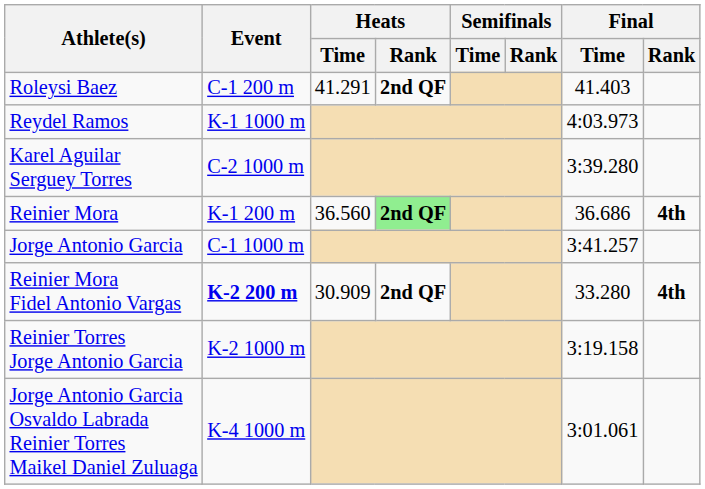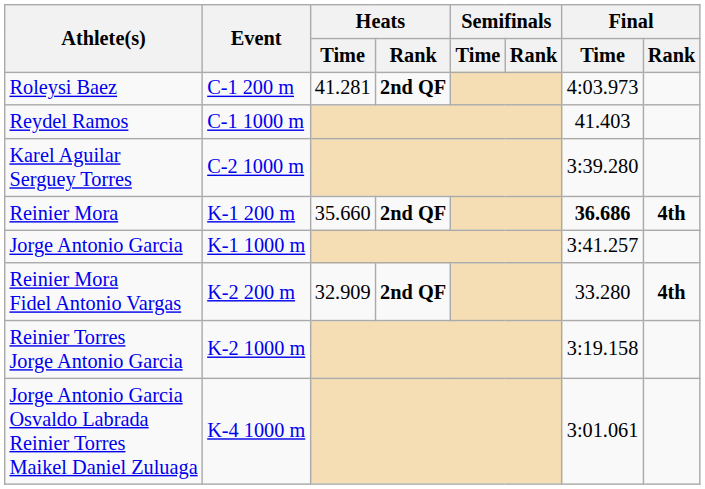(343, 88) 41.291 -> (343, 88) 41.281
(603, 88) 41.403 -> (603, 88) 4:03.973
(256, 122) K-1 1000 m -> (256, 122) C-1 1000 m
(603, 122) 4:03.973 -> (603, 122) 41.403
(343, 213) 36.560 -> (343, 213) 35.660
(413, 213) lightgreen background -> (413, 213) no background
(603, 213) normal -> (603, 213) bold
(256, 246) C-1 1000 m -> (256, 246) K-1 1000 m
(252, 292) bold -> (251, 292) normal
(343, 292) 30.909 -> (343, 292) 32.909
